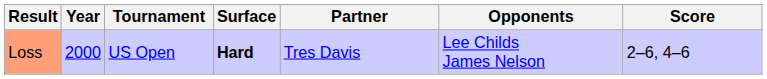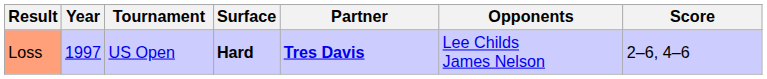(83, 52) 2000 -> (83, 52) 1997
(322, 52) normal -> (324, 52) bold
